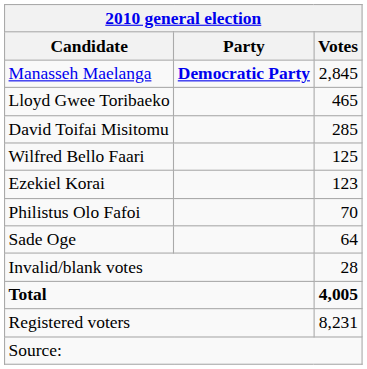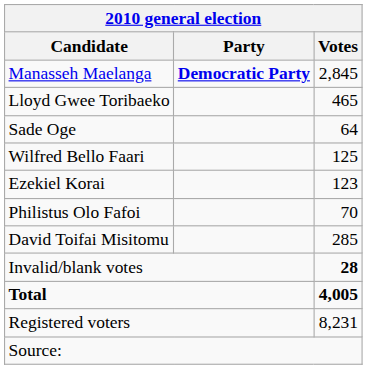rows swapped: (89, 128) <-> (42, 239)
(349, 267) normal -> (349, 267) bold
